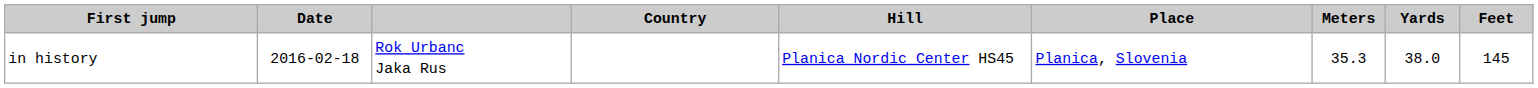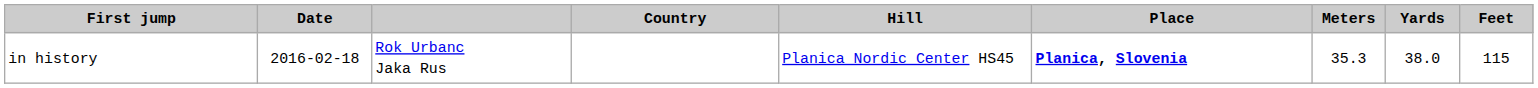(1111, 58) normal -> (1111, 58) bold
(1496, 58) 145 -> (1496, 58) 115
